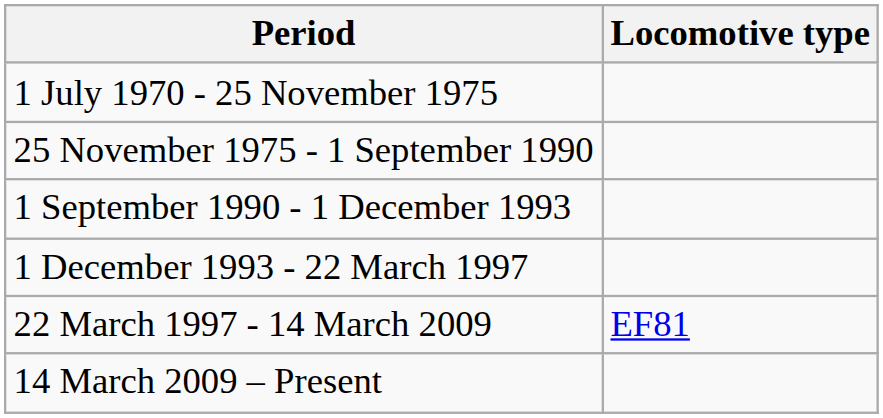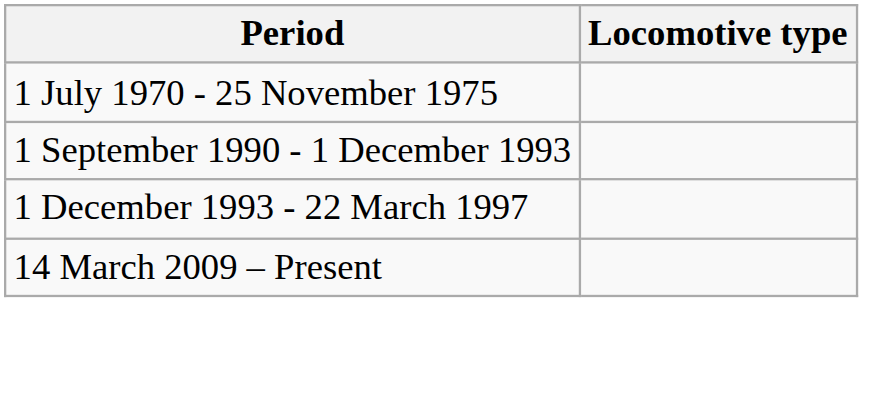- row: (304, 149)
- row: (253, 324)
